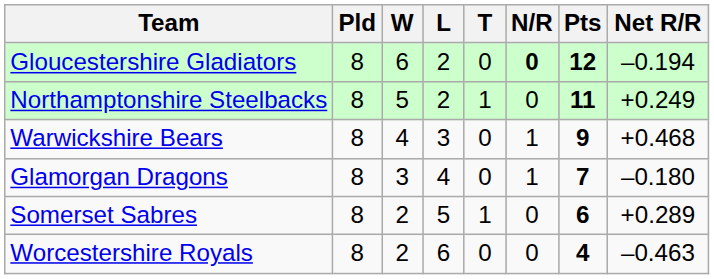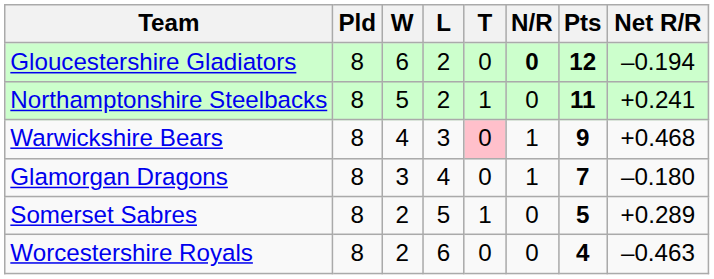(658, 100) +0.249 -> (658, 100) +0.241
(485, 138) no background -> (485, 138) pink background
(583, 215) 6 -> (583, 215) 5
